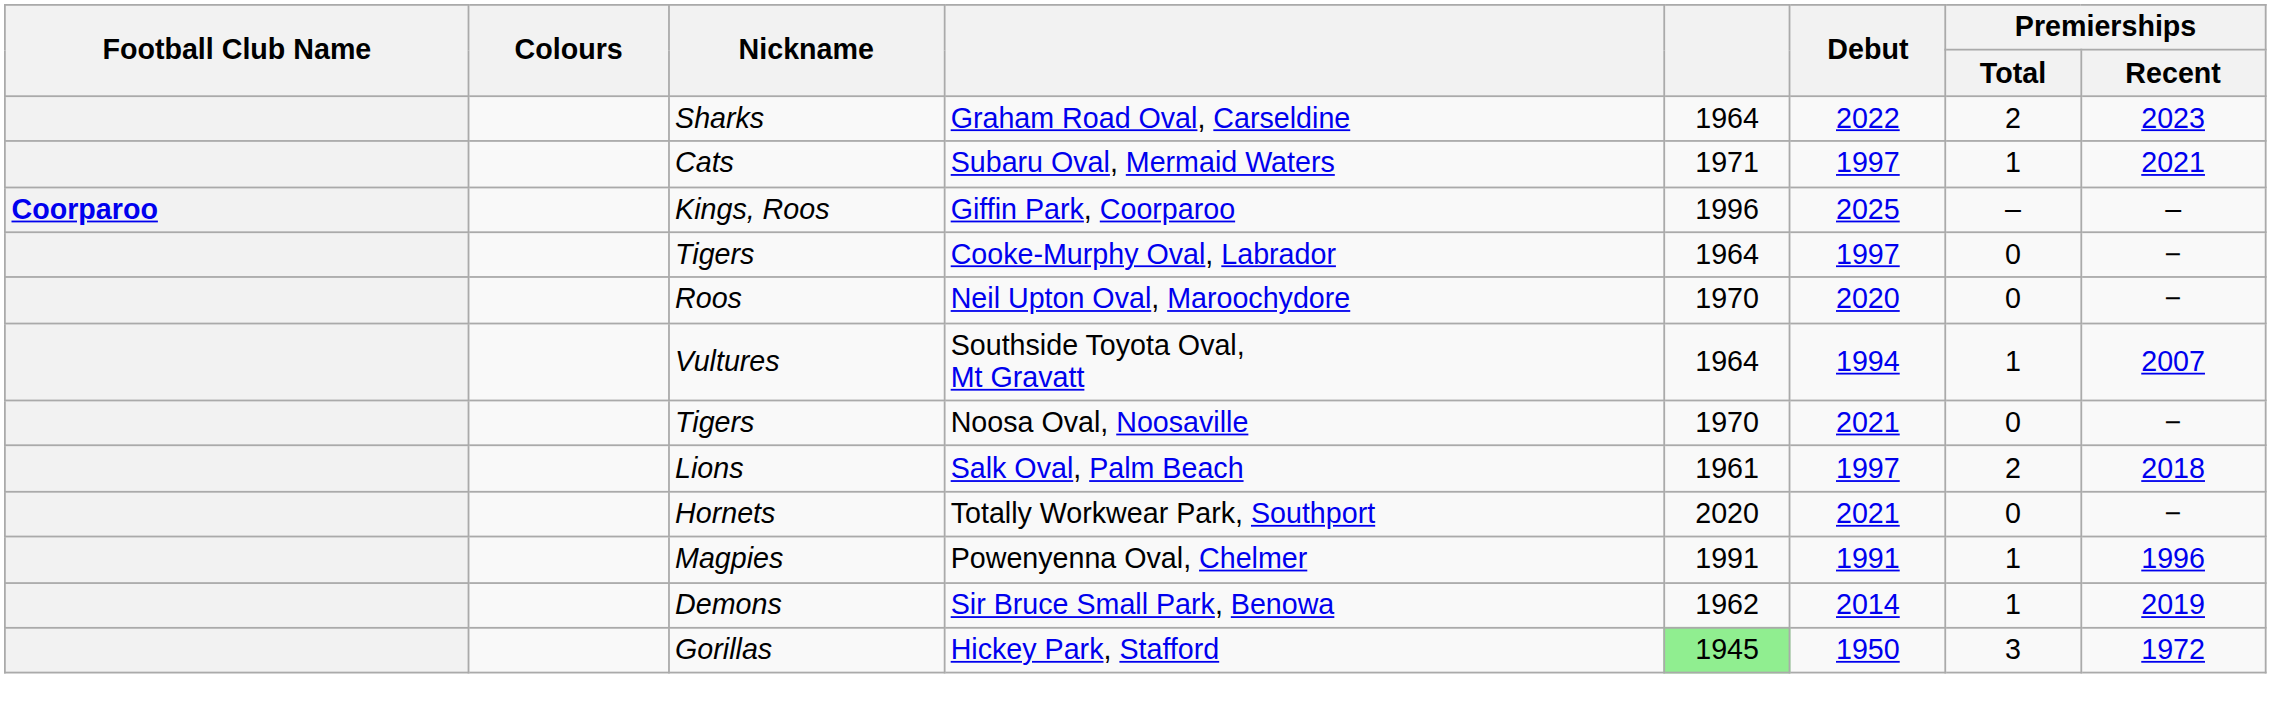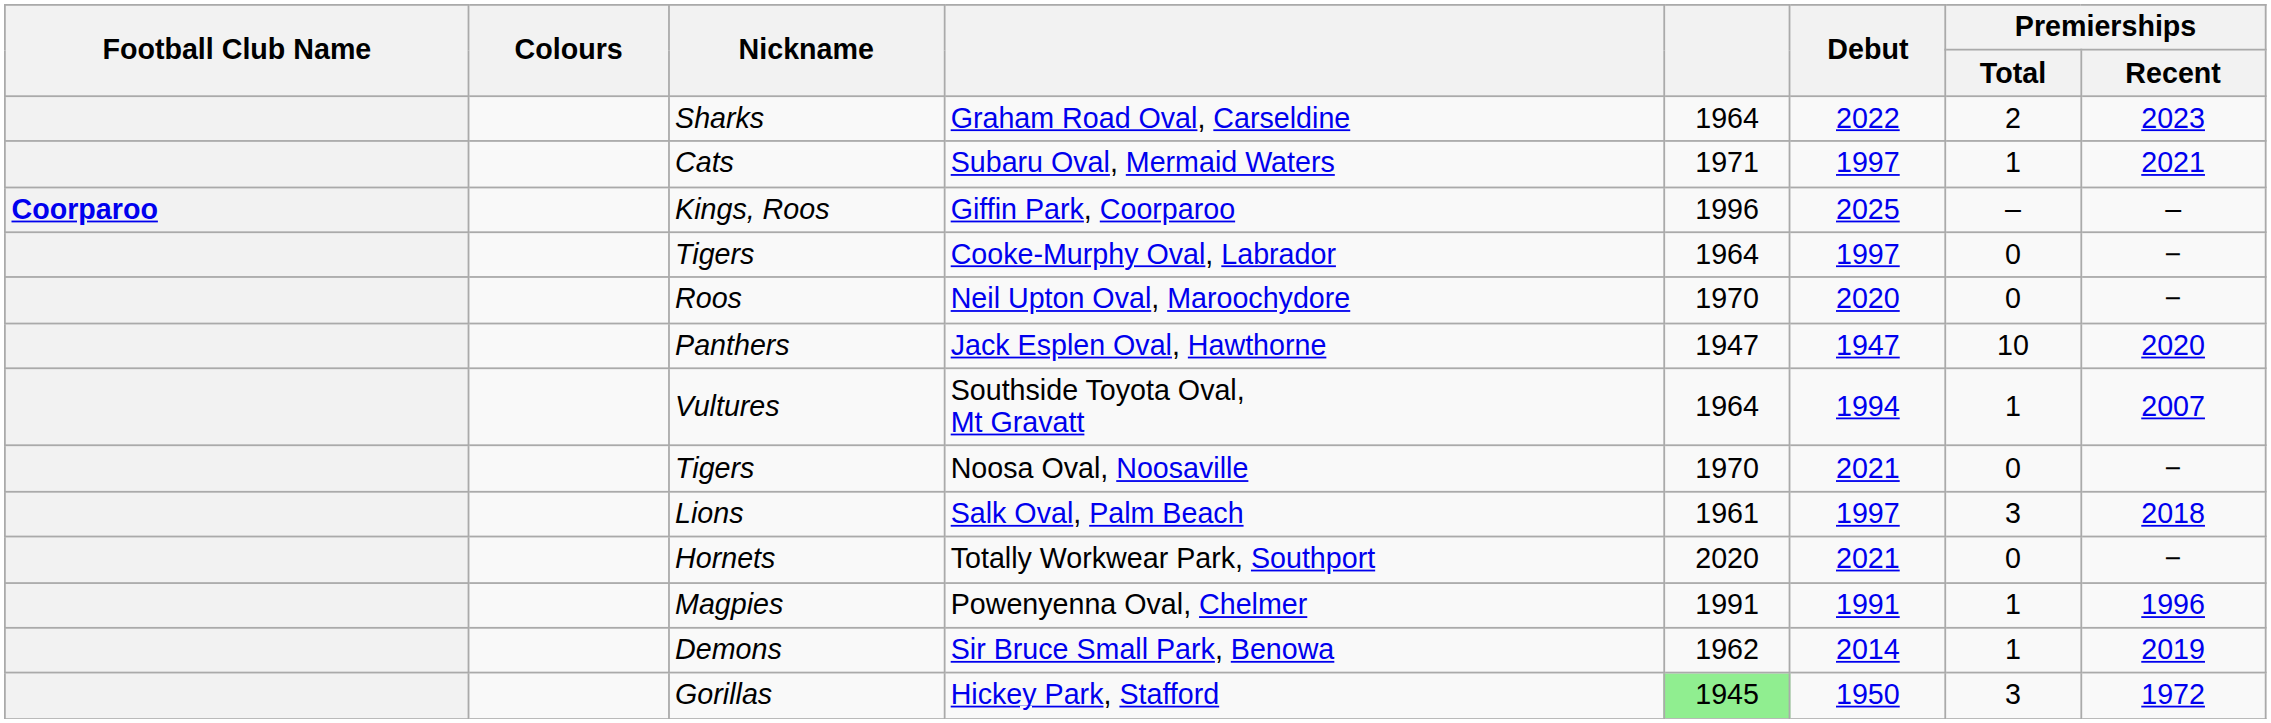+ row: (1139, 345)
(2013, 468) 2 -> (2013, 513) 3
